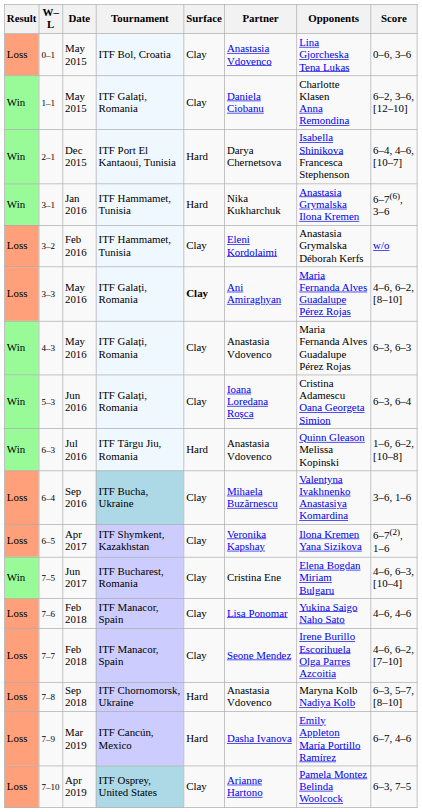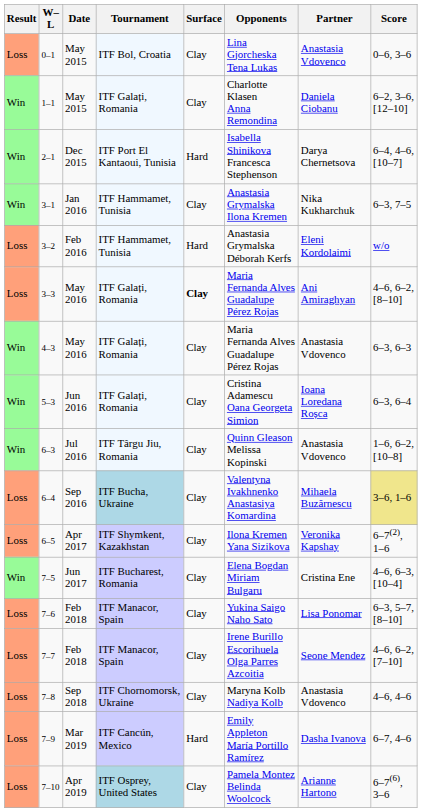columns swapped: (261, 19) <-> (334, 19)
(197, 204) Hard -> (197, 204) Clay
(388, 204) 6–7(6), 3–6 -> (392, 204) 6–3, 7–5
(197, 246) Clay -> (197, 246) Hard
(197, 449) Hard -> (197, 449) Clay
(392, 497) no background -> (392, 497) khaki background
(392, 613) 4–6, 4–6 -> (394, 613) 6–3, 5–7, [8–10]
(197, 697) Hard -> (197, 697) Clay
(394, 697) 6–3, 5–7, [8–10] -> (392, 697) 4–6, 4–6
(392, 786) 6–3, 7–5 -> (388, 786) 6–7(6), 3–6
